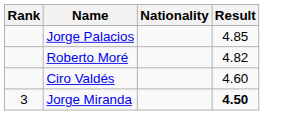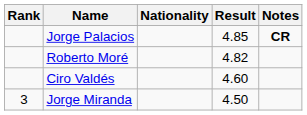+ column: (281, 15)
(235, 100) bold -> (235, 100) normal
